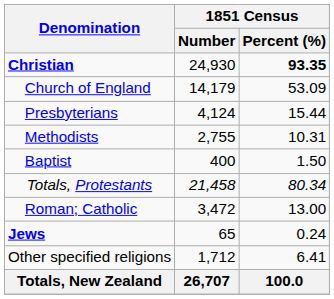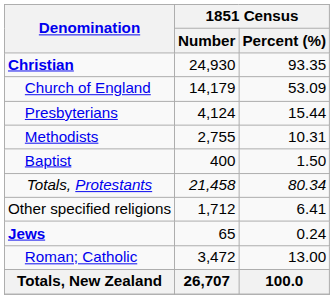(307, 64) bold -> (307, 64) normal
rows swapped: (73, 209) <-> (90, 257)
